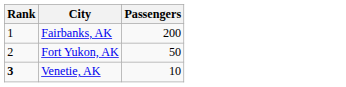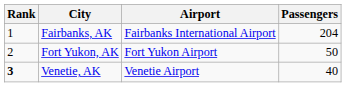+ column: (200, 14)
(172, 33) 200 -> (329, 33) 204
(175, 71) 10 -> (332, 71) 40
